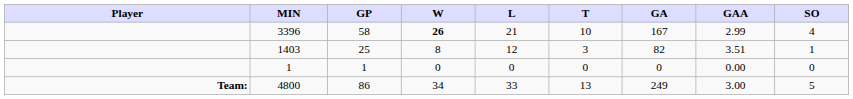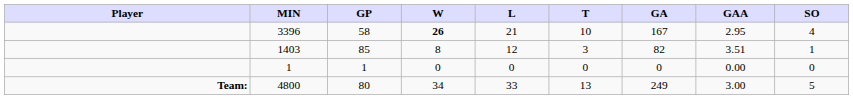(736, 31) 2.99 -> (736, 31) 2.95
(364, 49) 25 -> (364, 49) 85
(364, 85) 86 -> (364, 85) 80
